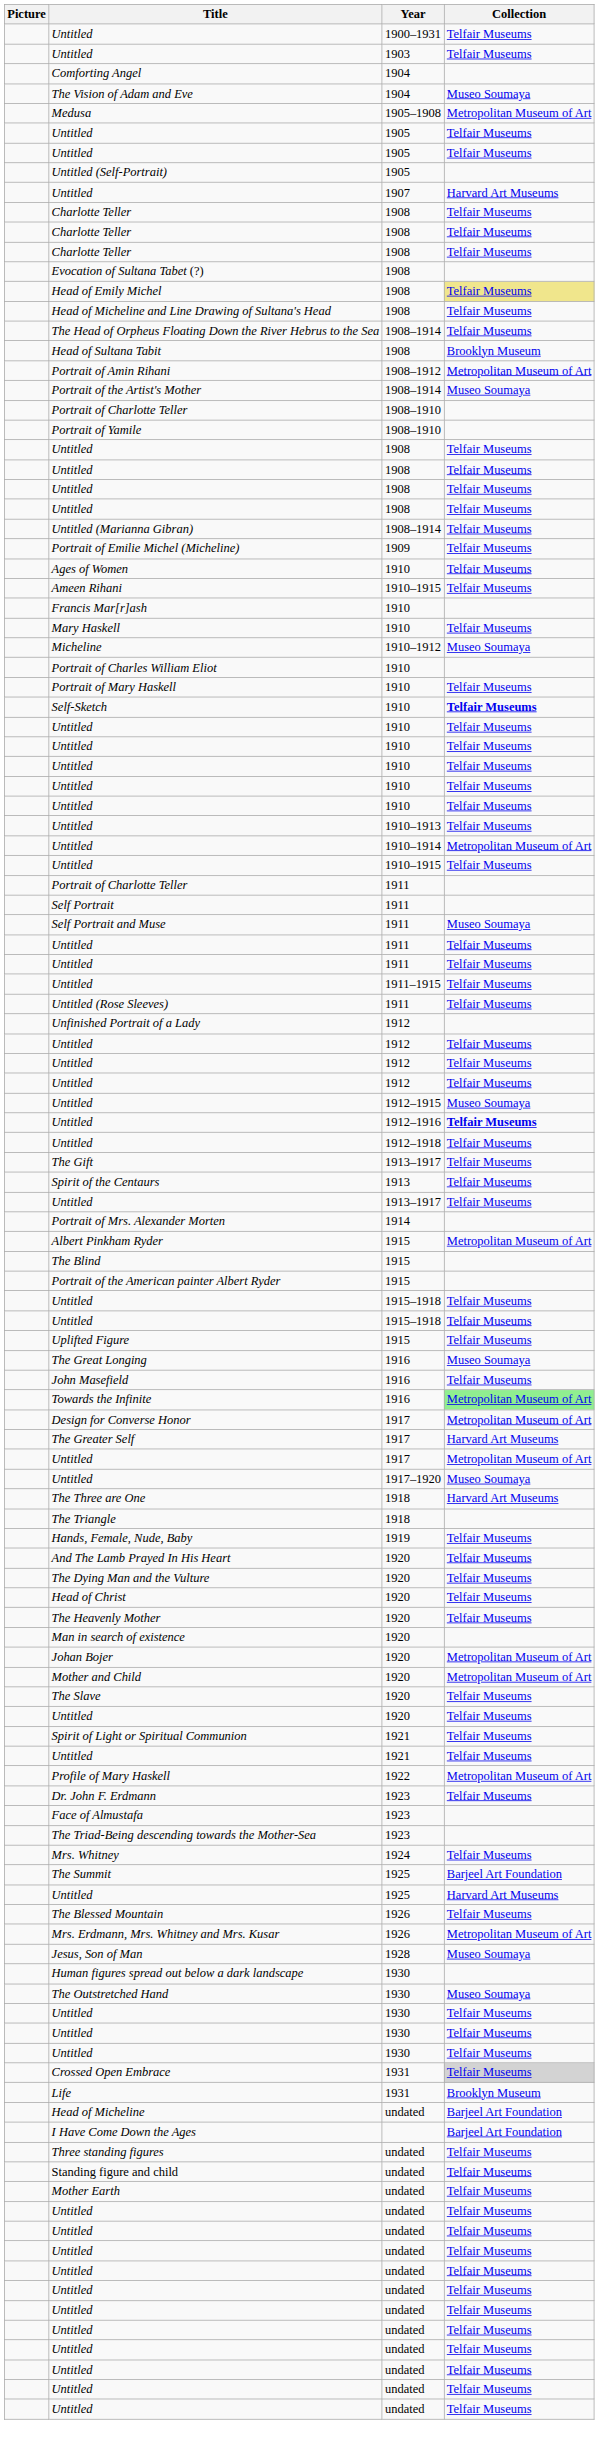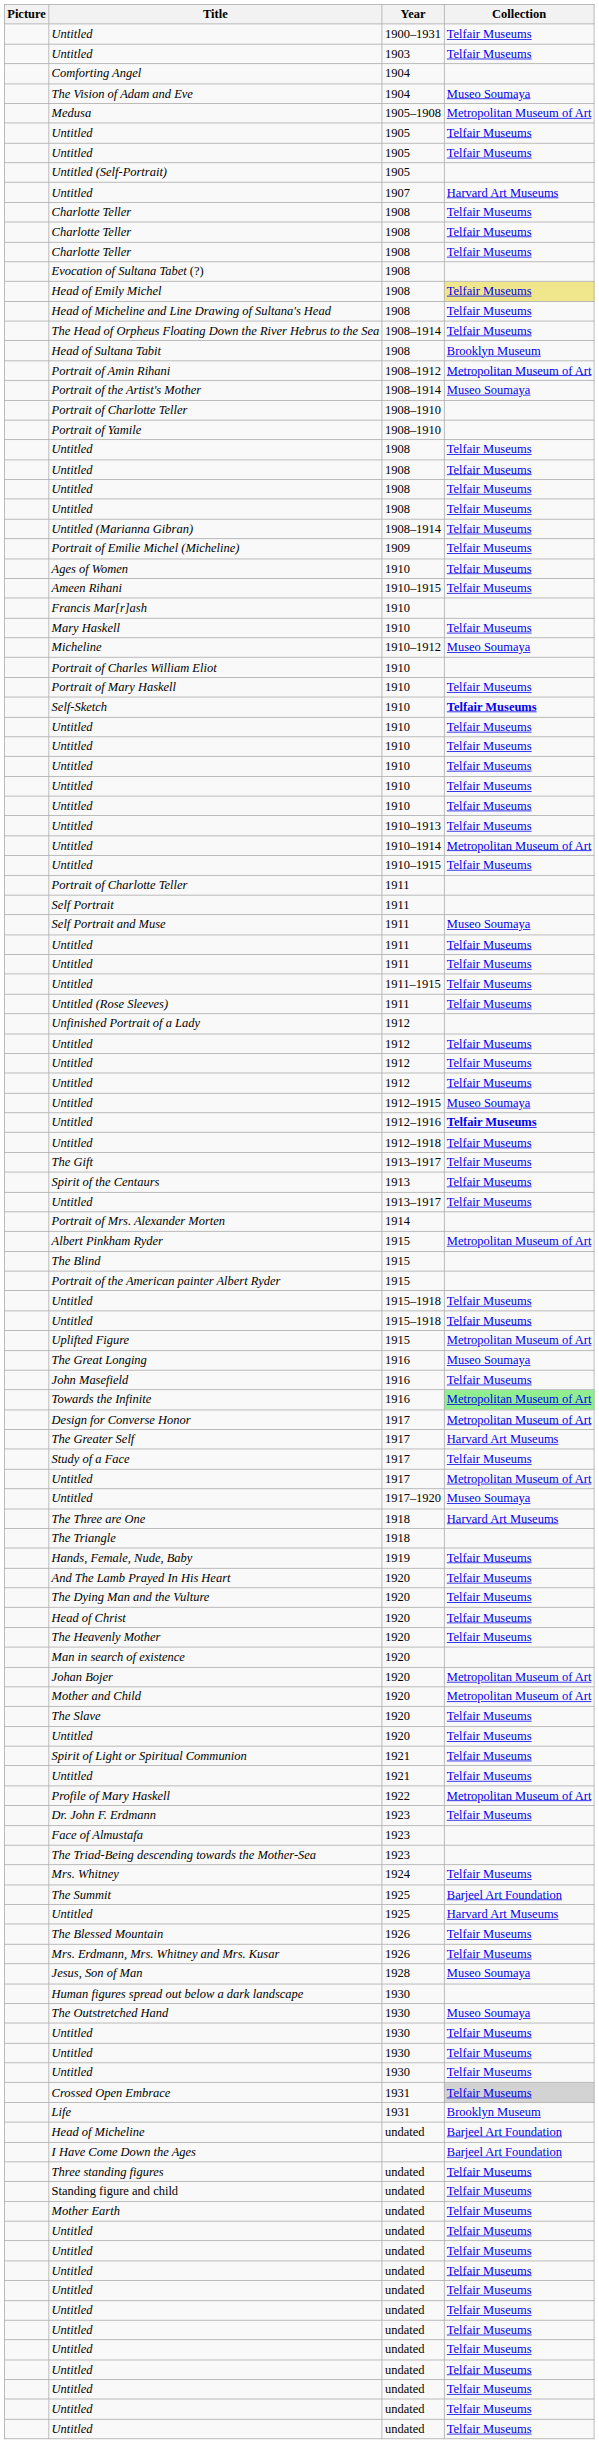(489, 1340) Telfair Museums -> (519, 1340) Metropolitan Museum of Art
+ row: (91, 1459)
(519, 1934) Metropolitan Museum of Art -> (489, 1954) Telfair Museums
